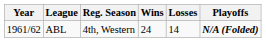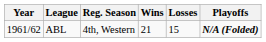(146, 29) 24 -> (146, 29) 21
(174, 29) 14 -> (174, 29) 15
